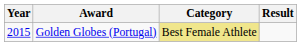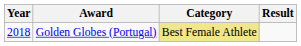(19, 32) 2015 -> (19, 32) 2018
